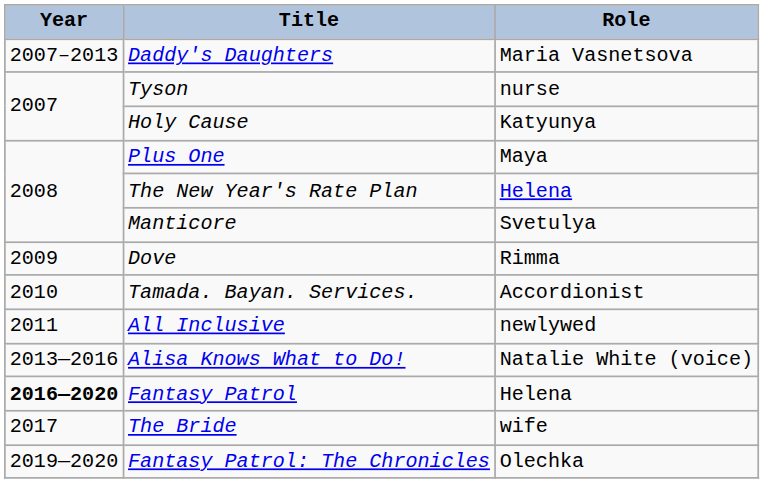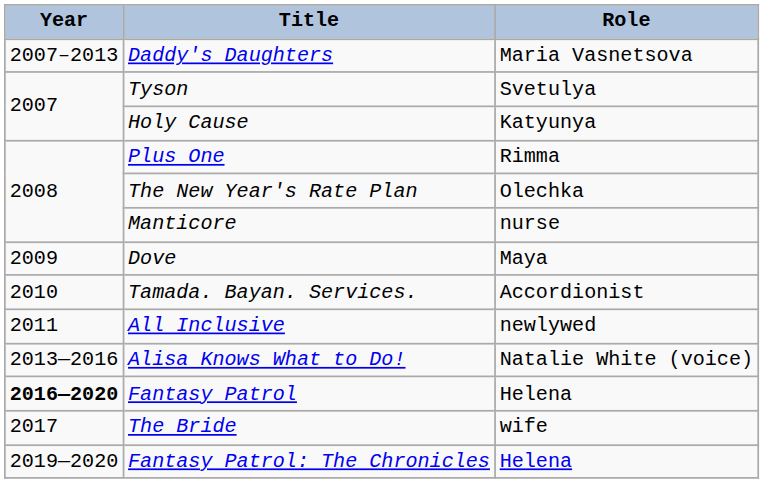(530, 89) nurse -> (548, 89) Svetulya
(524, 157) Maya -> (530, 157) Rimma
(536, 190) Helena -> (542, 190) Olechka
(548, 224) Svetulya -> (530, 224) nurse
(530, 258) Rimma -> (524, 258) Maya
(542, 461) Olechka -> (536, 461) Helena
